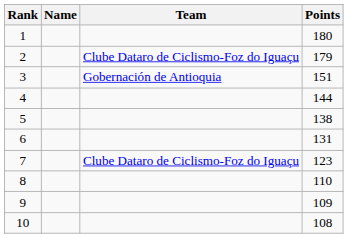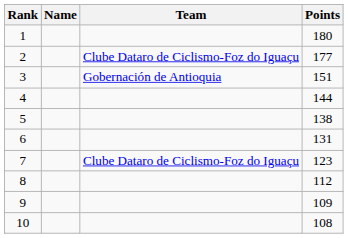(323, 56) 179 -> (323, 56) 177
(323, 181) 110 -> (323, 181) 112
